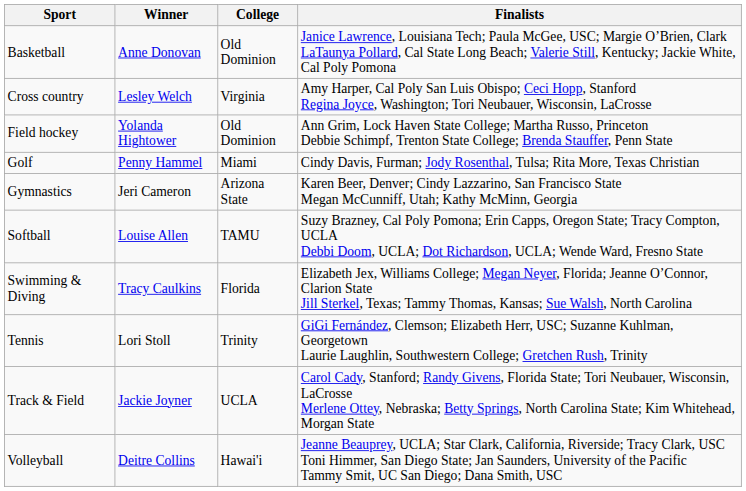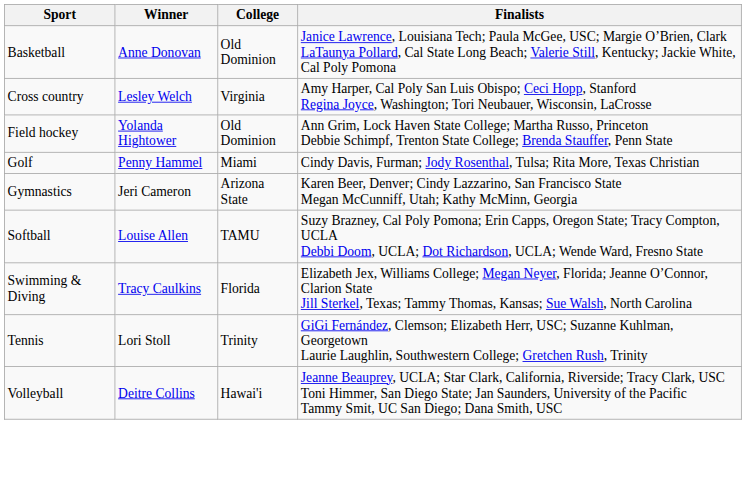- row: (46, 400)
